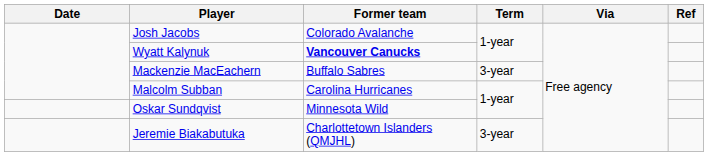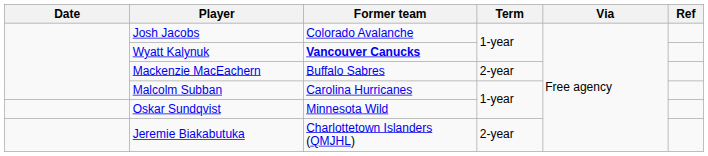(497, 71) 3-year -> (497, 71) 2-year
(497, 134) 3-year -> (497, 134) 2-year
